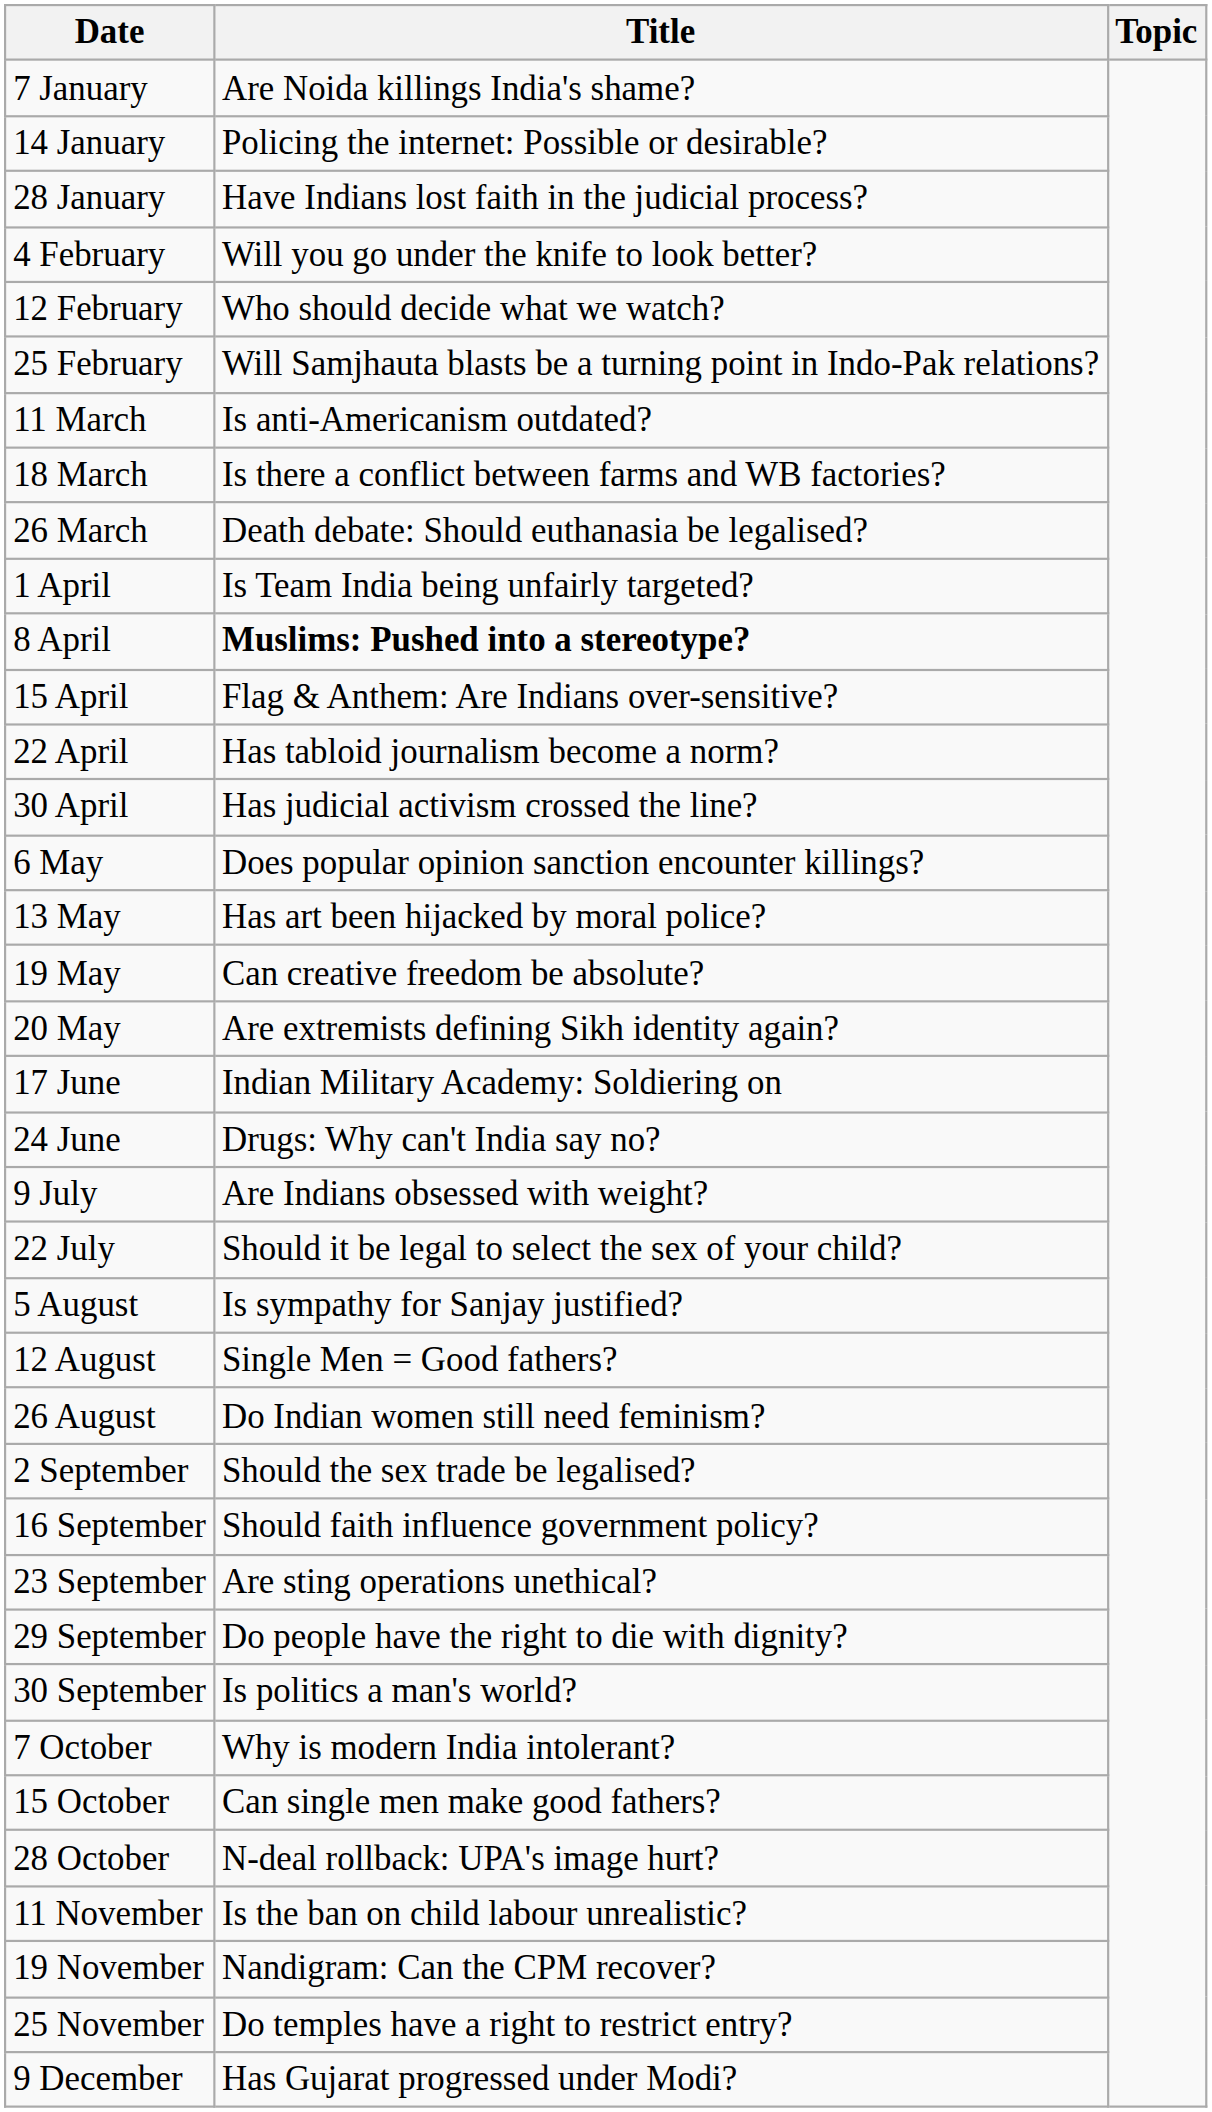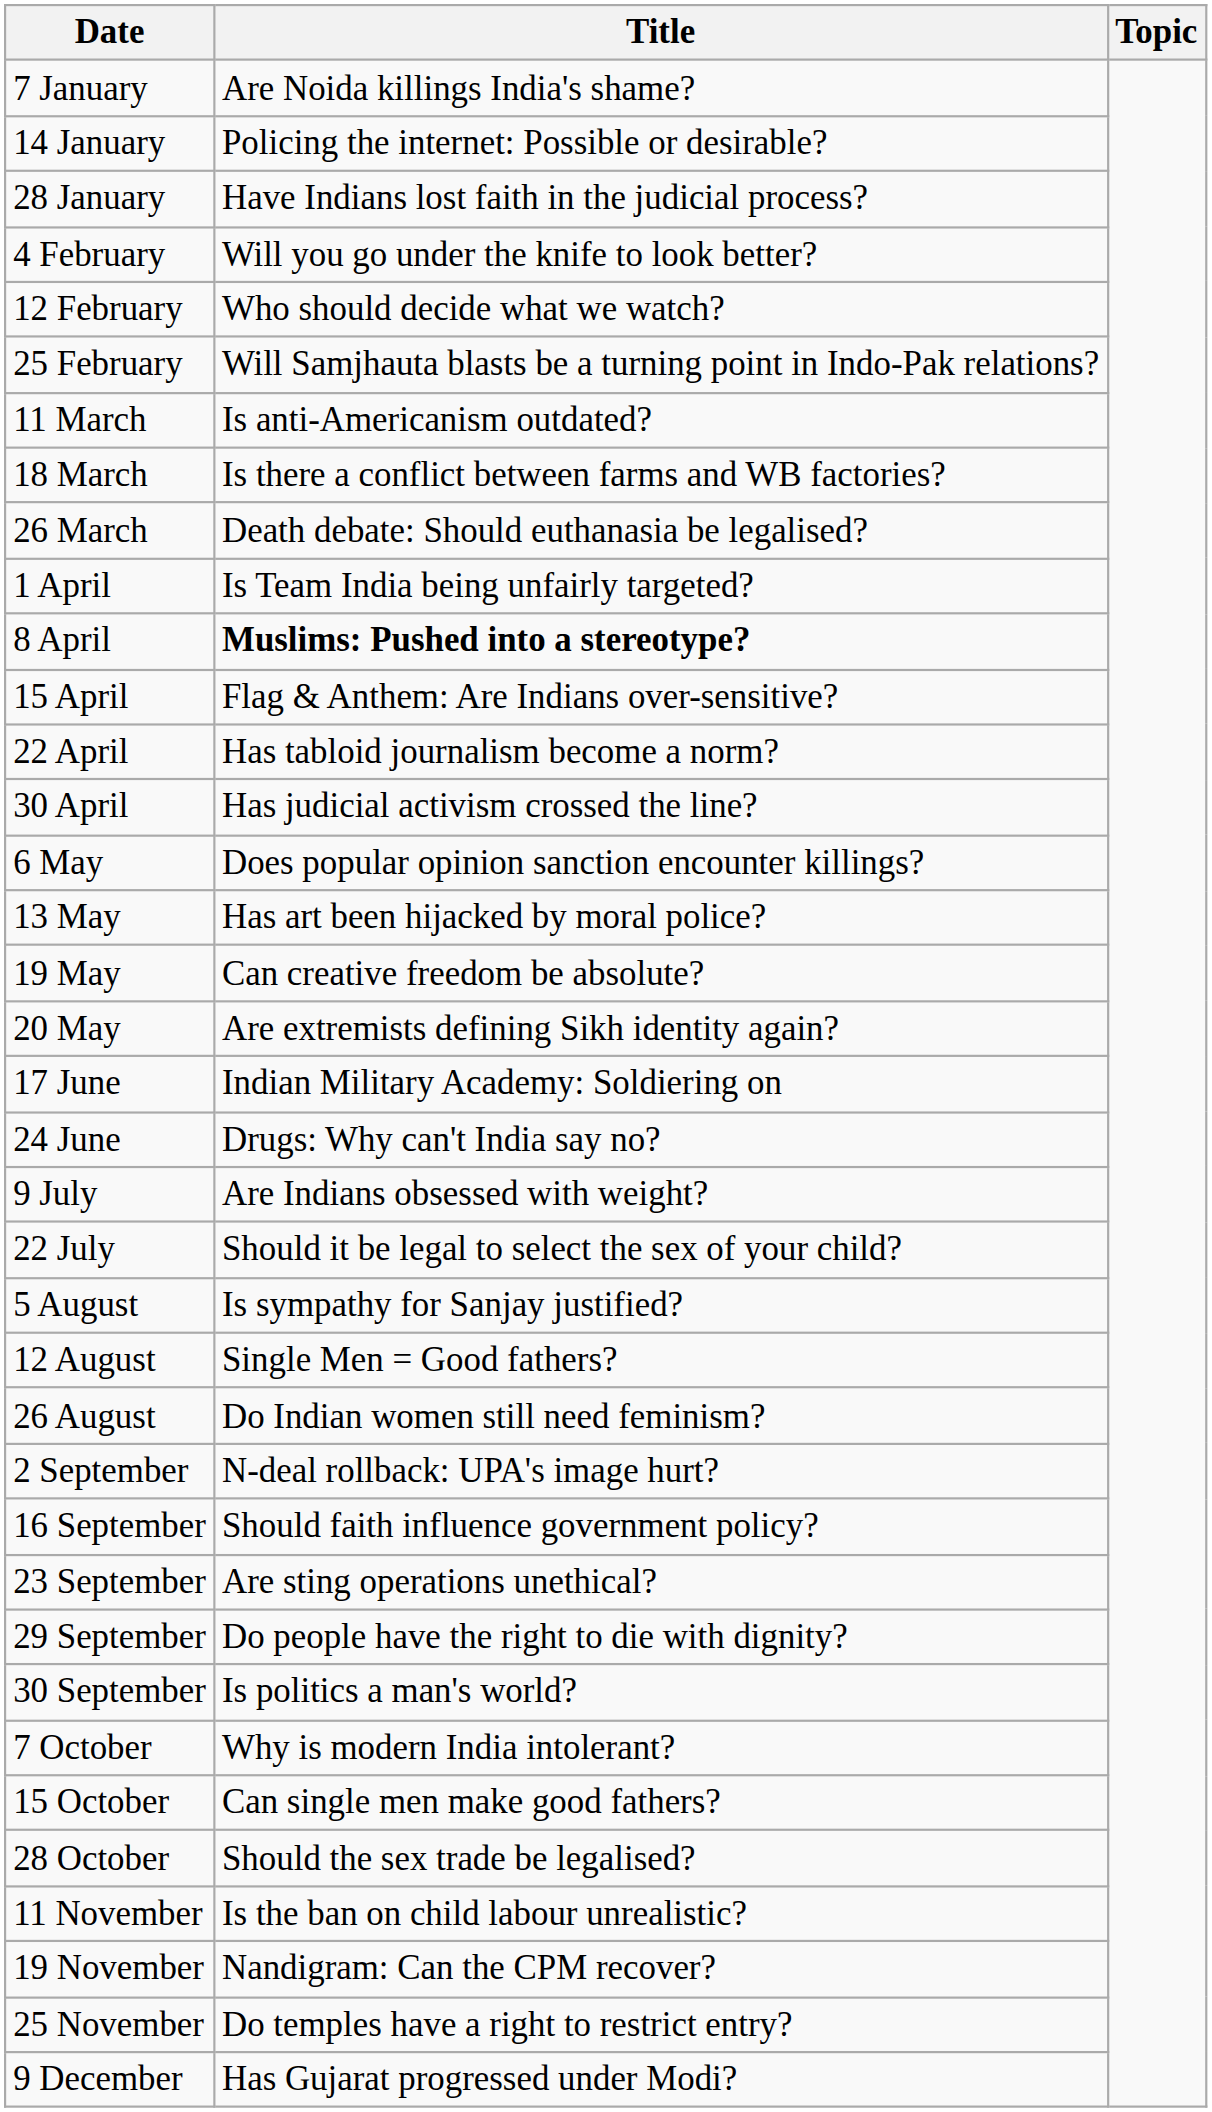(459, 1470) Should the sex trade be legalised? -> (471, 1470) N-deal rollback: UPA's image hurt?
(471, 1857) N-deal rollback: UPA's image hurt? -> (459, 1857) Should the sex trade be legalised?
